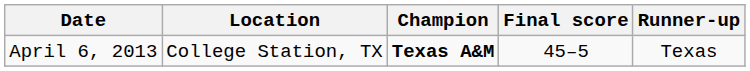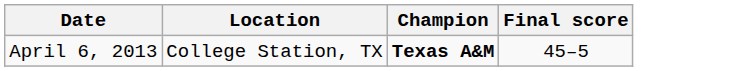- column: (689, 20)
